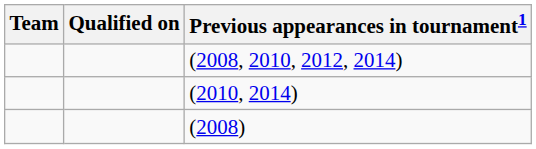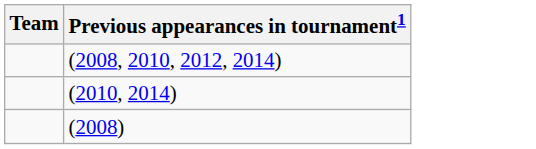- column: (124, 23)
